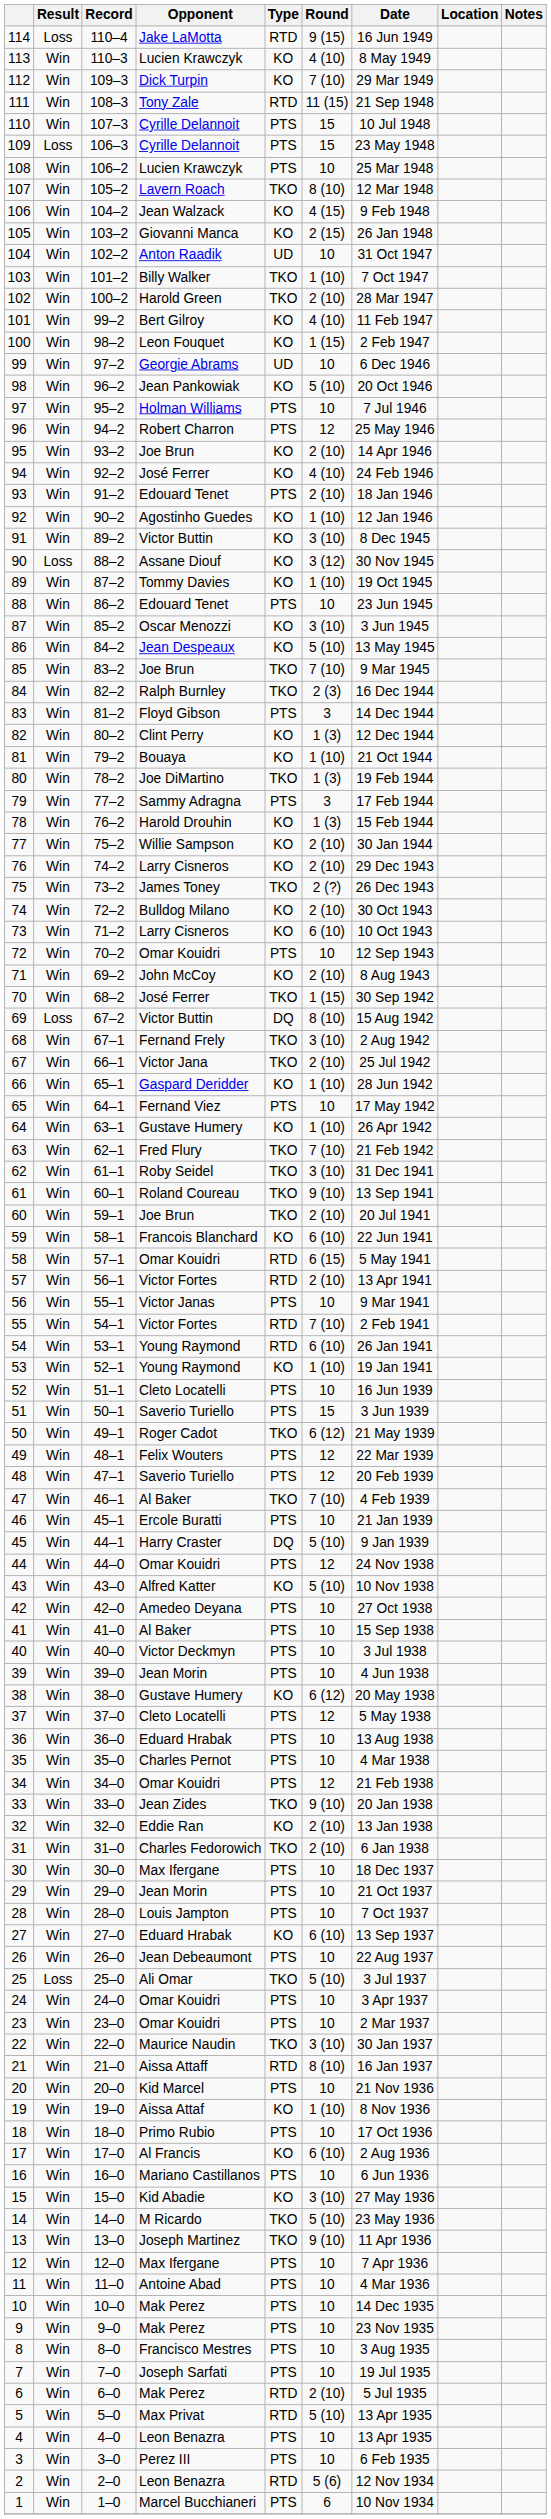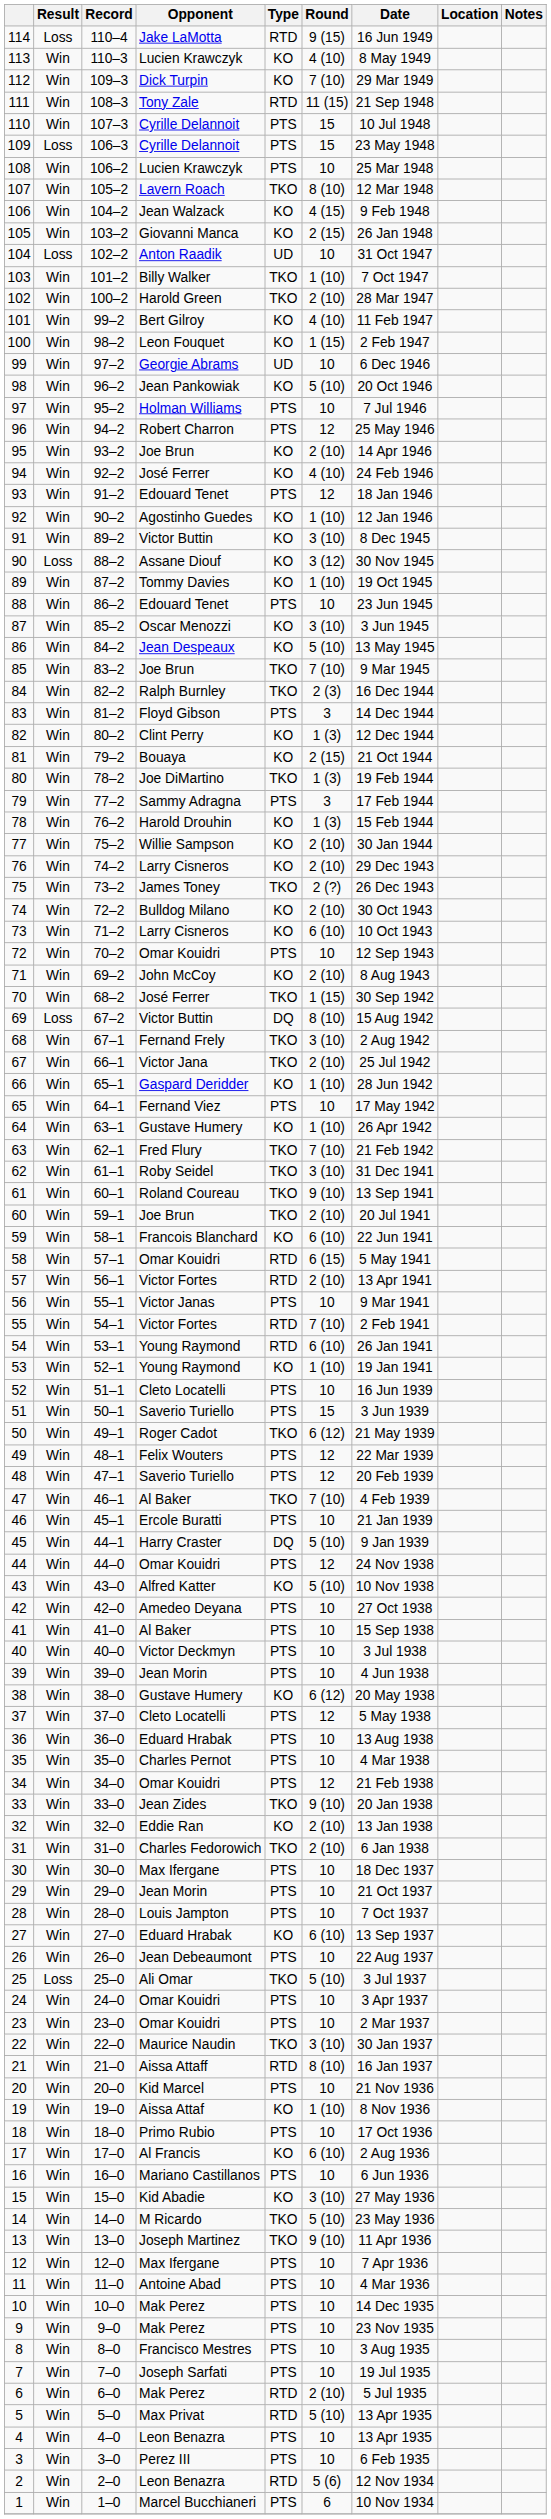(58, 255) Win -> (58, 255) Loss
(327, 495) 2 (10) -> (327, 495) 12
(327, 757) 1 (10) -> (327, 757) 2 (15)
